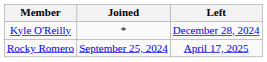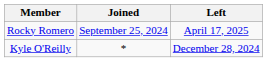rows swapped: (40, 30) <-> (40, 48)
